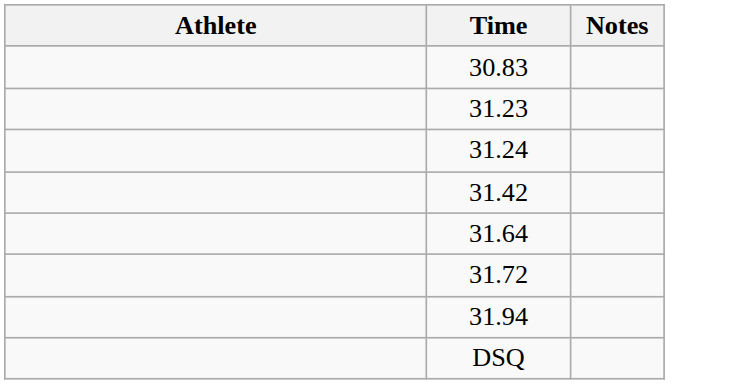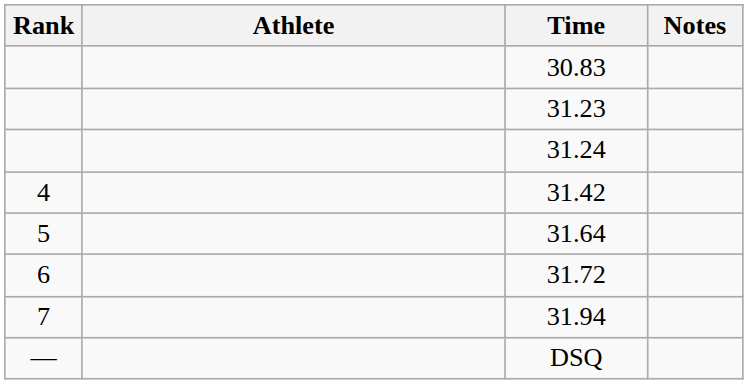+ column: (44, 25)
